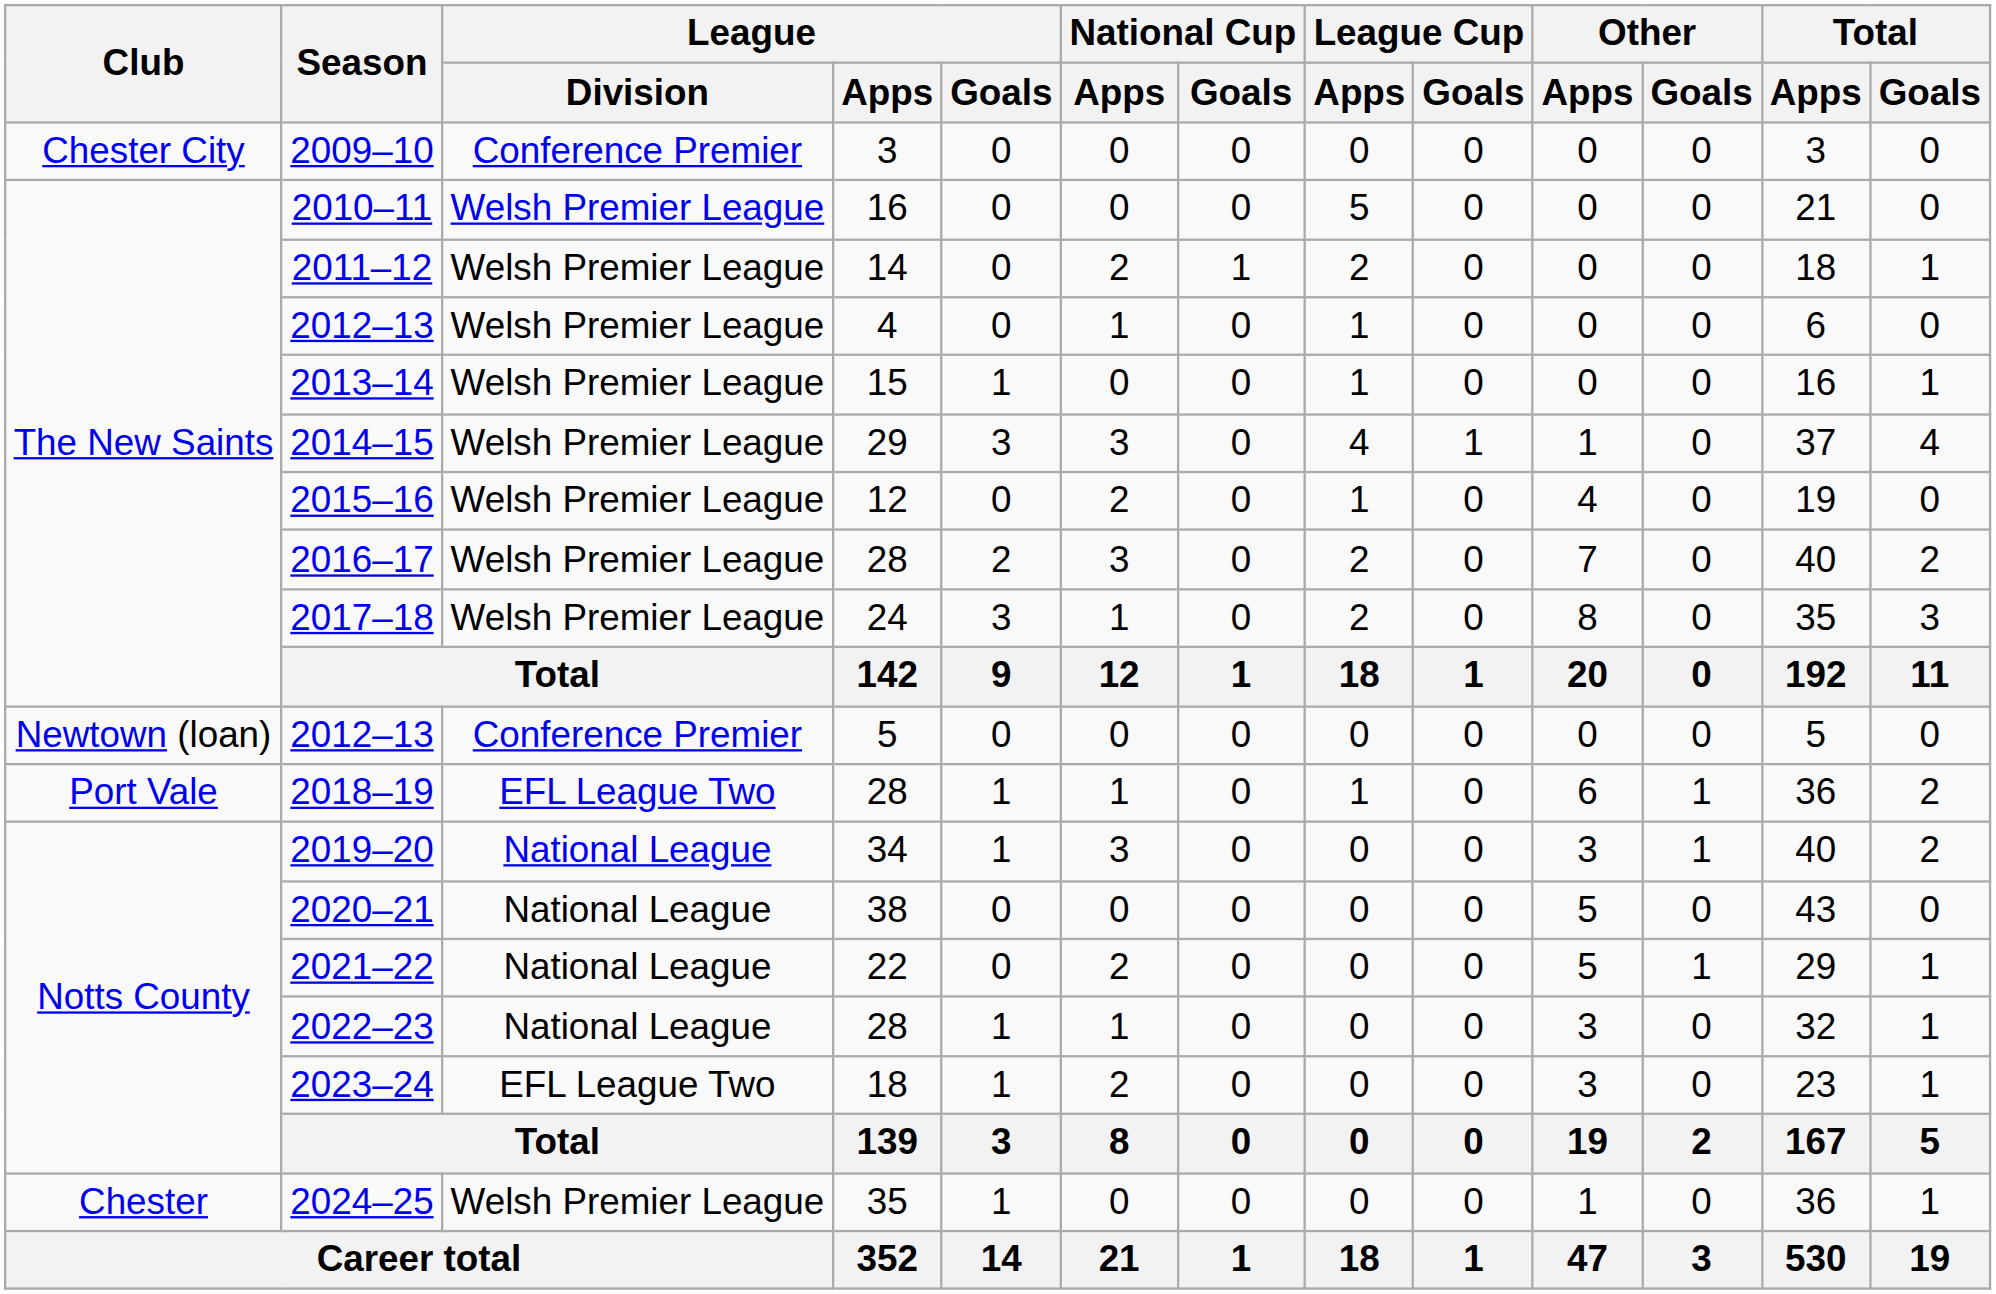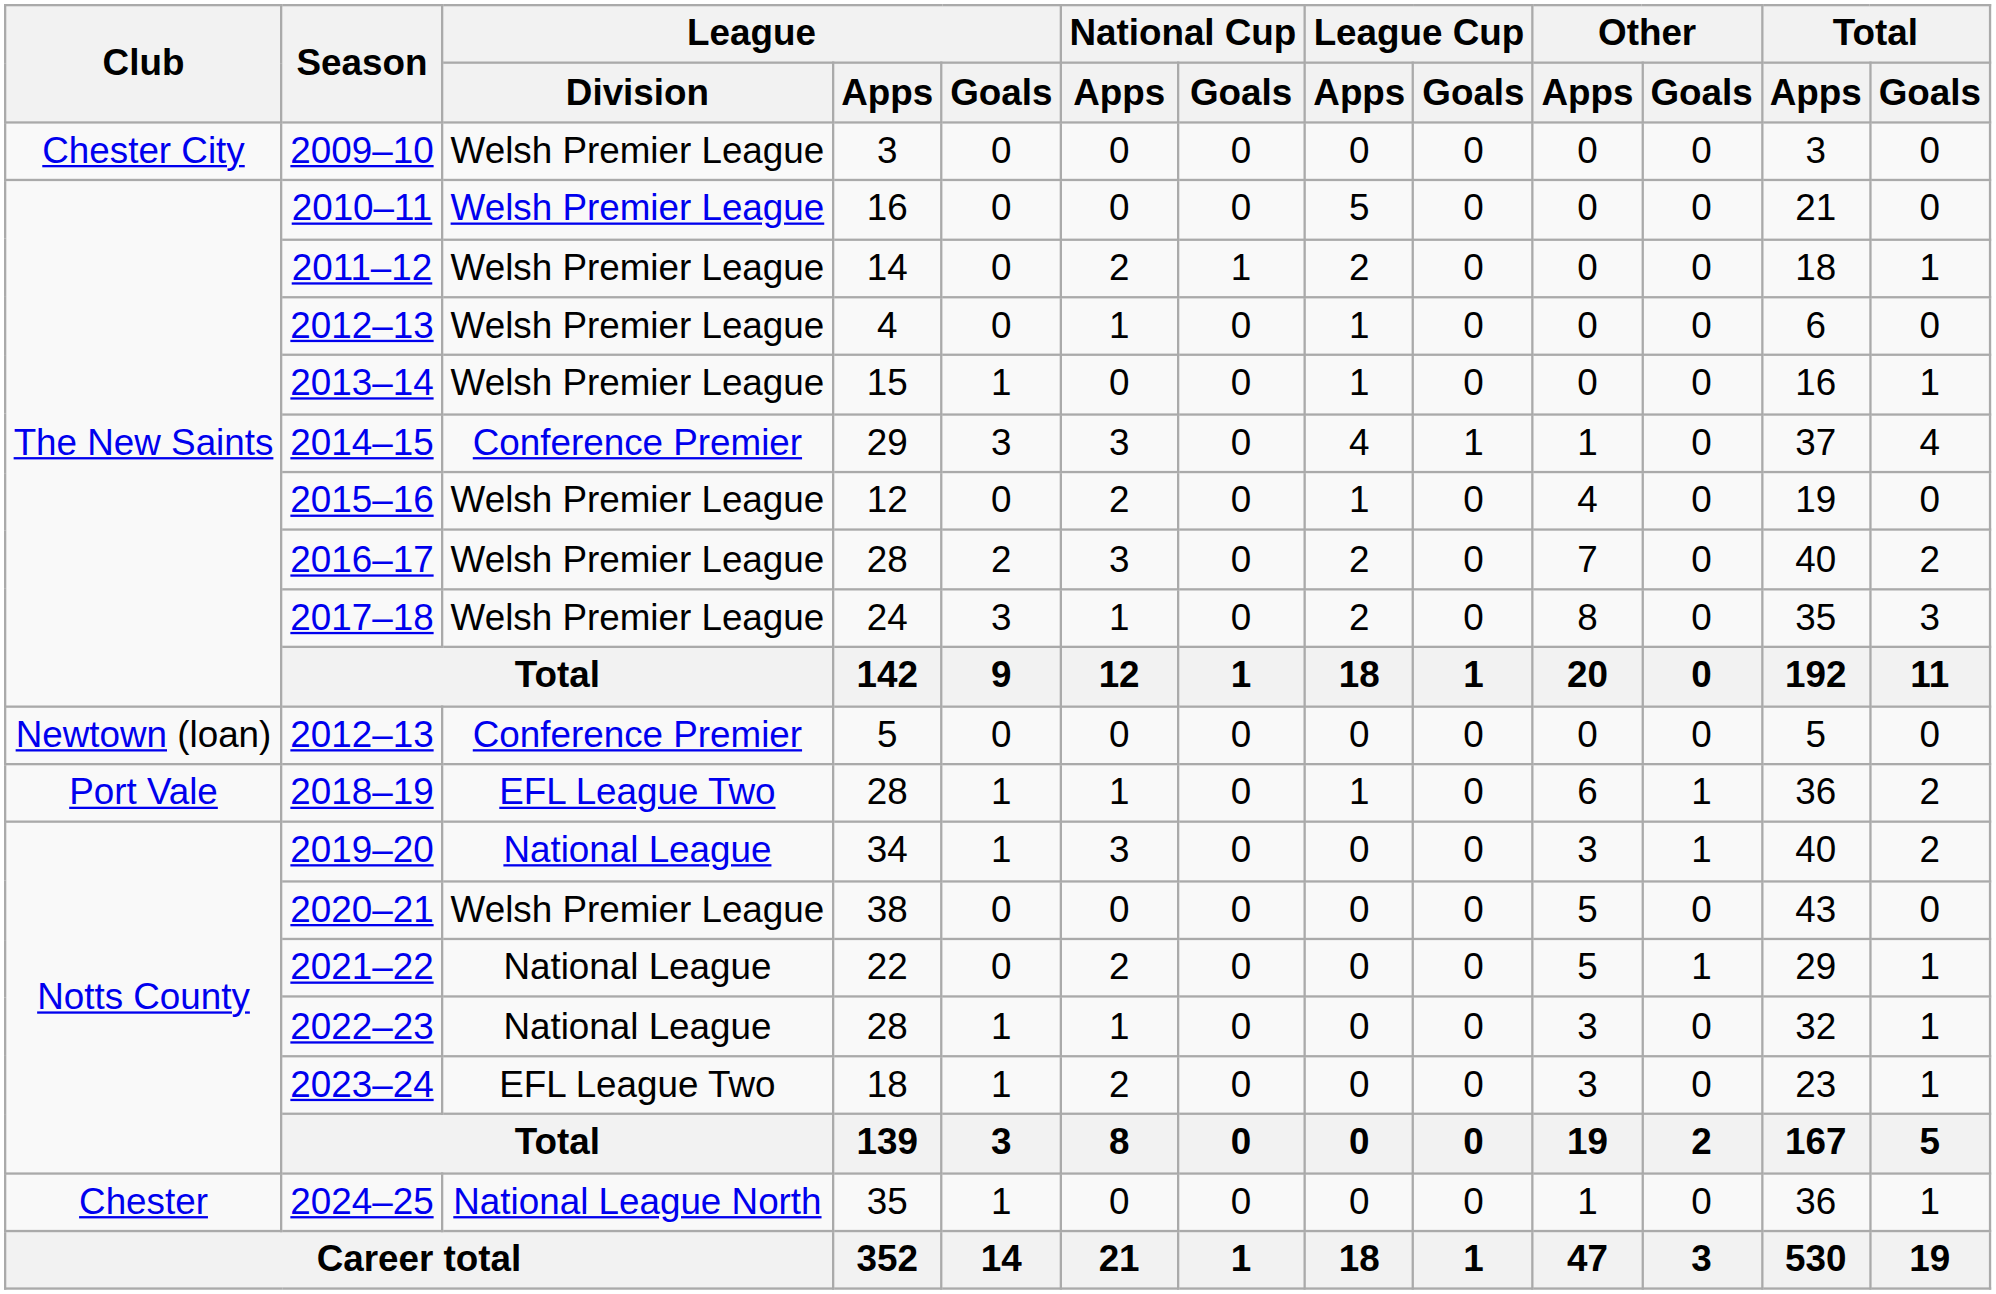(637, 150) Conference Premier -> (637, 150) Welsh Premier League
(637, 442) Welsh Premier League -> (637, 442) Conference Premier
(637, 909) National League -> (637, 909) Welsh Premier League
(637, 1200) Welsh Premier League -> (637, 1200) National League North
